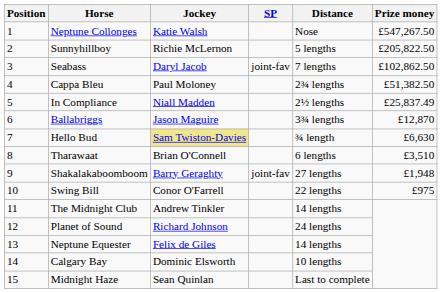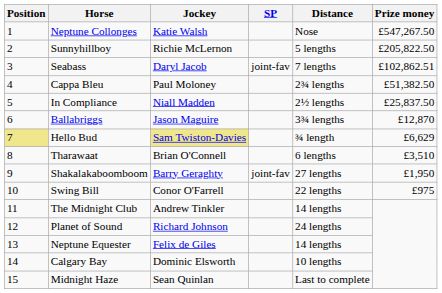(406, 66) £102,862.50 -> (406, 66) £102,862.51
(409, 102) £25,837.49 -> (409, 102) £25,837.50
(10, 137) no background -> (10, 137) khaki background
(419, 137) £6,630 -> (419, 137) £6,629
(419, 173) £1,948 -> (419, 173) £1,950
